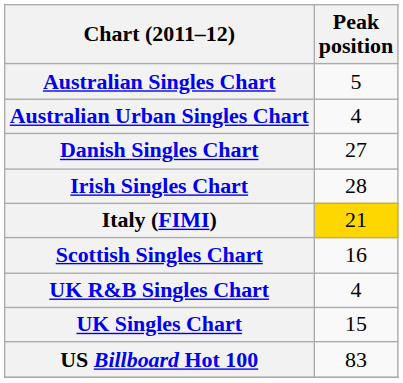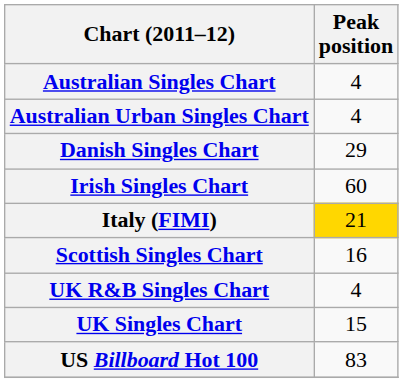(356, 81) 5 -> (356, 81) 4
(356, 150) 27 -> (356, 150) 29
(356, 185) 28 -> (356, 185) 60
